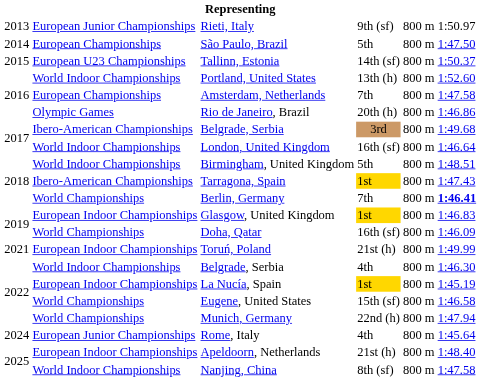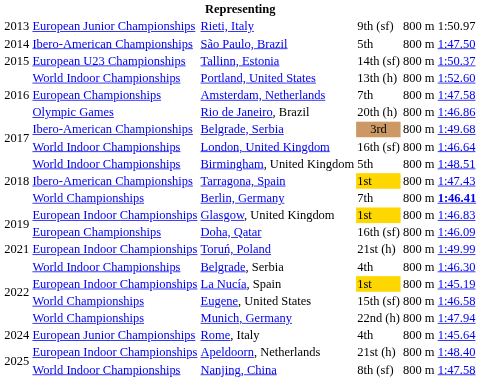(97, 43) European Championships -> (113, 43) Ibero-American Championships
(88, 232) World Championships -> (97, 232) European Championships
